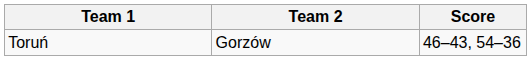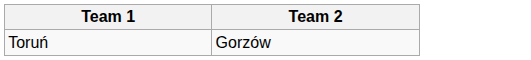- column: (473, 17)
